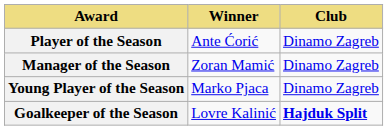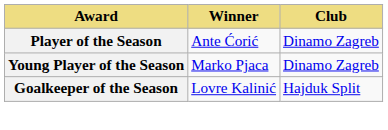- row: (96, 64)
(325, 112) bold -> (322, 88) normal
